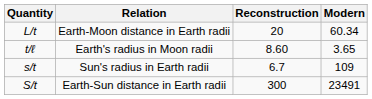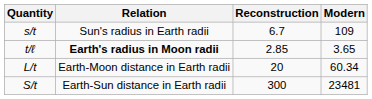rows swapped: (30, 67) <-> (30, 31)
(144, 49) normal -> (144, 49) bold
(277, 49) 8.60 -> (277, 49) 2.85
(344, 85) 23491 -> (344, 85) 23481
